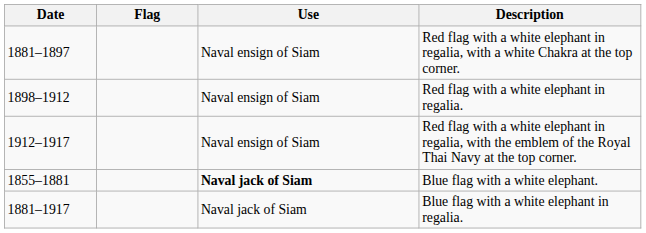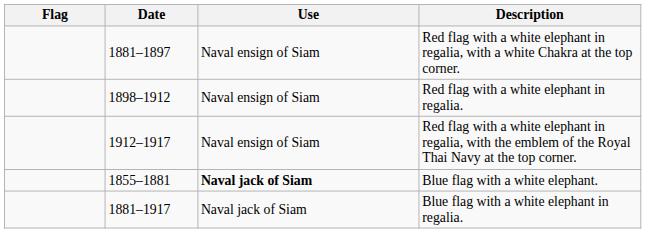columns swapped: (147, 15) <-> (51, 15)
